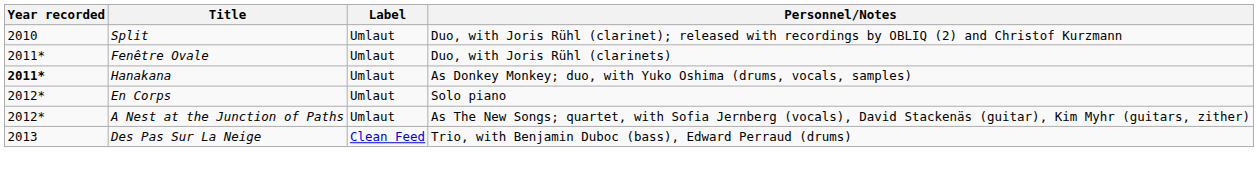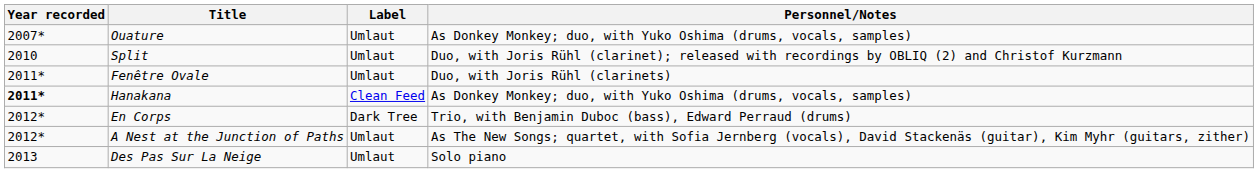+ row: (137, 35)
(372, 76) Umlaut -> (388, 96) Clean Feed
(372, 96) Umlaut -> (384, 116) Dark Tree
(469, 96) Solo piano -> (641, 116) Trio, with Benjamin Duboc (bass), Edward Perraud (drums)
(388, 137) Clean Feed -> (372, 157) Umlaut
(641, 137) Trio, with Benjamin Duboc (bass), Edward Perraud (drums) -> (469, 157) Solo piano
